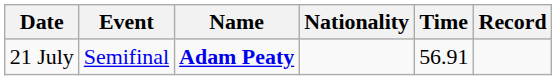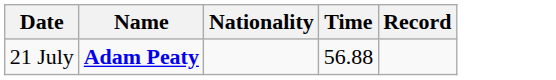- column: (126, 21)
(444, 56) 56.91 -> (348, 56) 56.88
